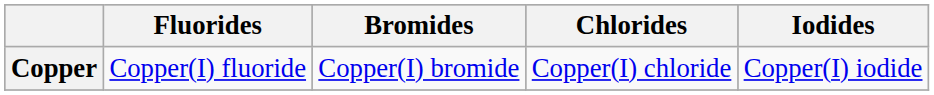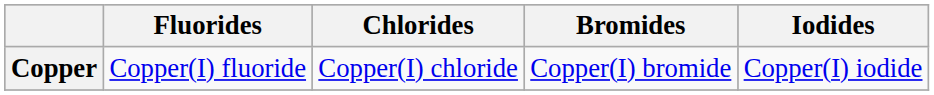columns swapped: (632, 25) <-> (419, 25)
